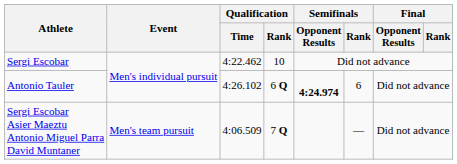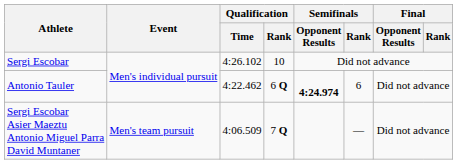(242, 61) 4:22.462 -> (242, 61) 4:26.102
(242, 86) 4:26.102 -> (242, 86) 4:22.462
